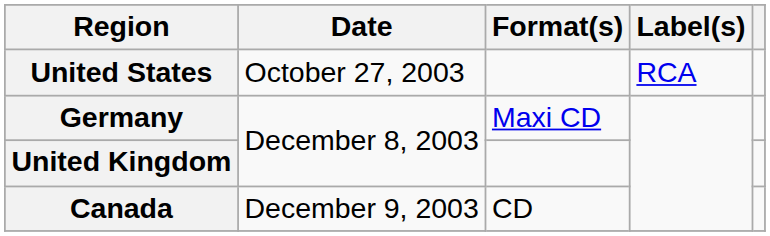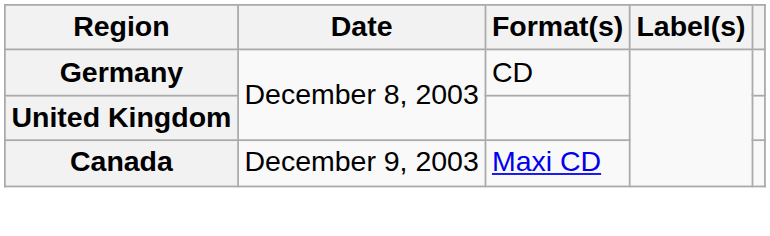- row: (121, 72)
(547, 117) Maxi CD -> (513, 72) CD
(513, 207) CD -> (547, 162) Maxi CD
